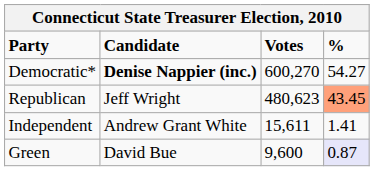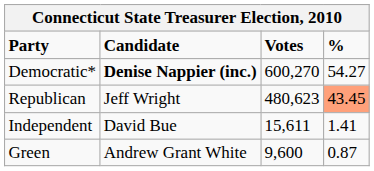(175, 125) Andrew Grant White -> (140, 125) David Bue
(140, 152) David Bue -> (175, 152) Andrew Grant White
(342, 152) lavender background -> (342, 152) no background
